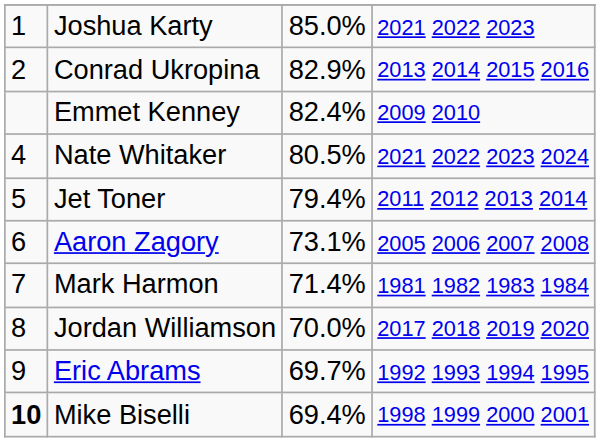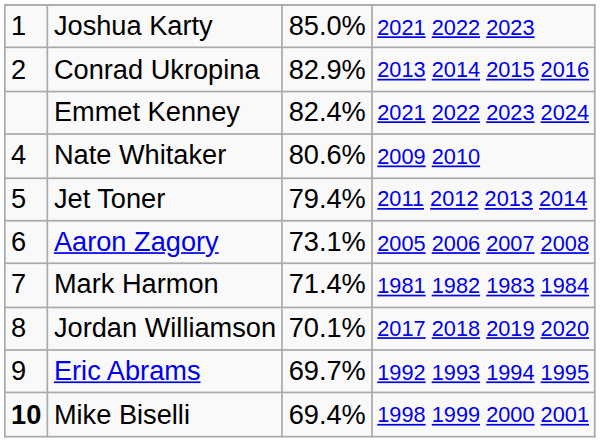(429, 113) 2009 2010 -> (483, 113) 2021 2022 2023 2024
(327, 155) 80.5% -> (327, 155) 80.6%
(483, 156) 2021 2022 2023 2024 -> (429, 156) 2009 2010
(327, 328) 70.0% -> (327, 328) 70.1%
